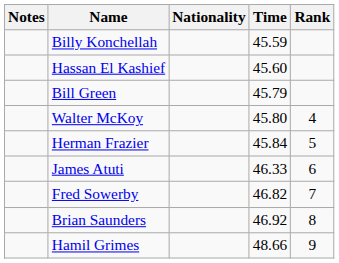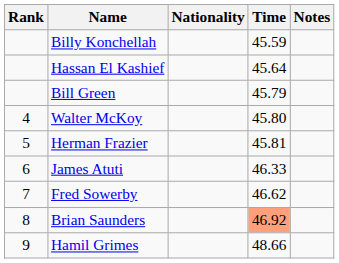columns swapped: (312, 17) <-> (26, 17)
(270, 67) 45.60 -> (269, 67) 45.64
(270, 143) 45.84 -> (269, 143) 45.81
(270, 194) 46.82 -> (269, 194) 46.62
(270, 219) no background -> (269, 219) lightsalmon background
